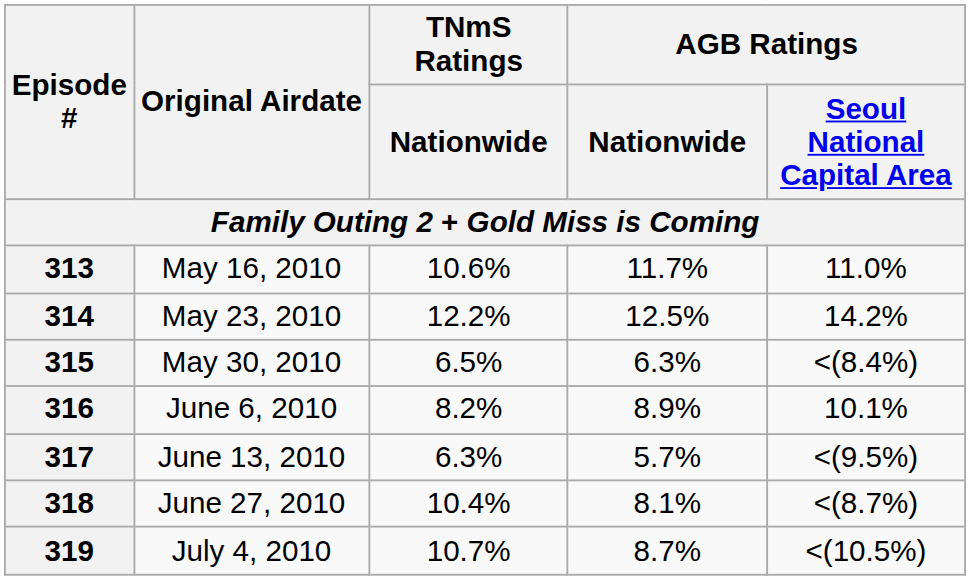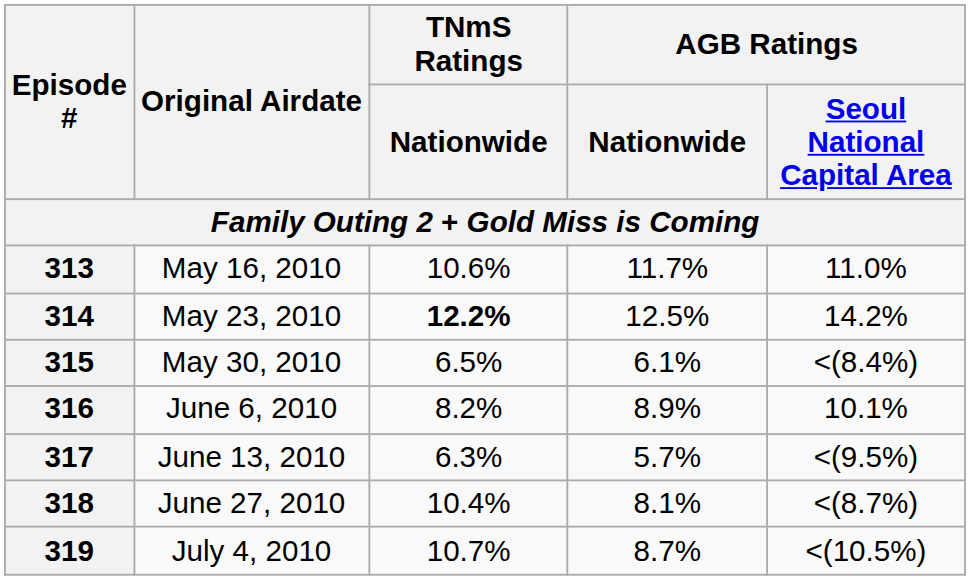(469, 315) normal -> (469, 315) bold
(667, 362) 6.3% -> (667, 362) 6.1%
